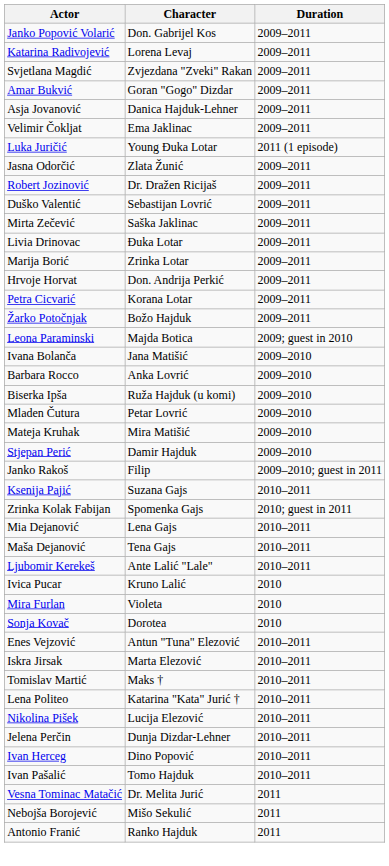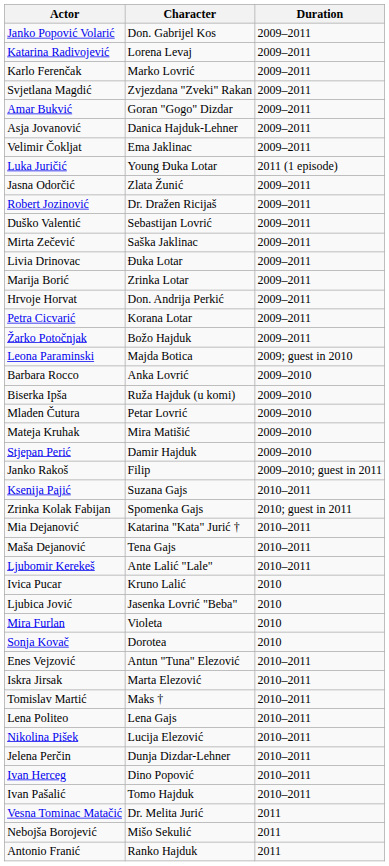+ row: (44, 71)
- row: (42, 356)
(152, 527) Lena Gajs -> (184, 527) Katarina "Kata" Jurić †
+ row: (40, 603)
(184, 699) Katarina "Kata" Jurić † -> (152, 718) Lena Gajs
